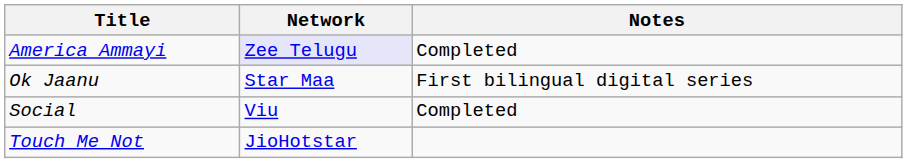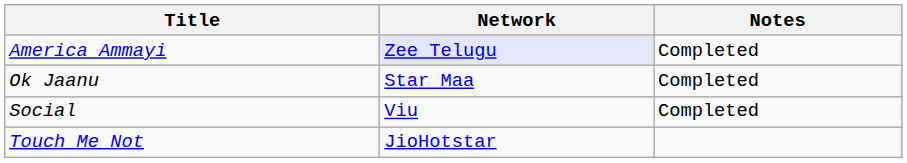(585, 81) First bilingual digital series -> (708, 81) Completed
